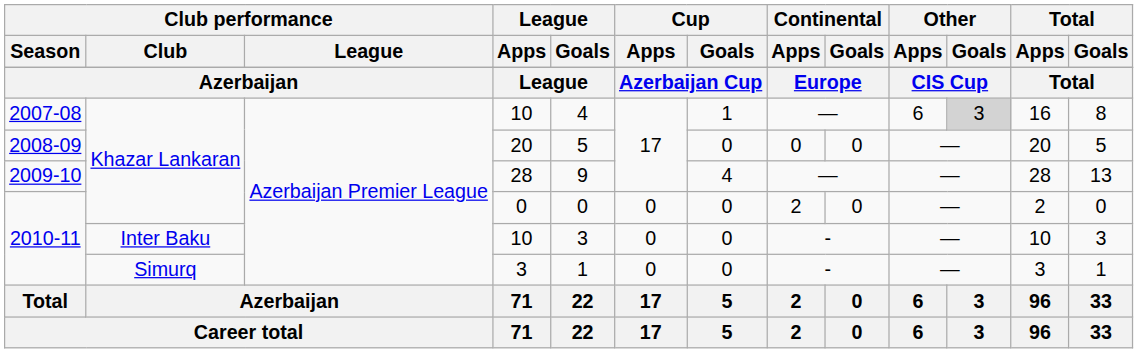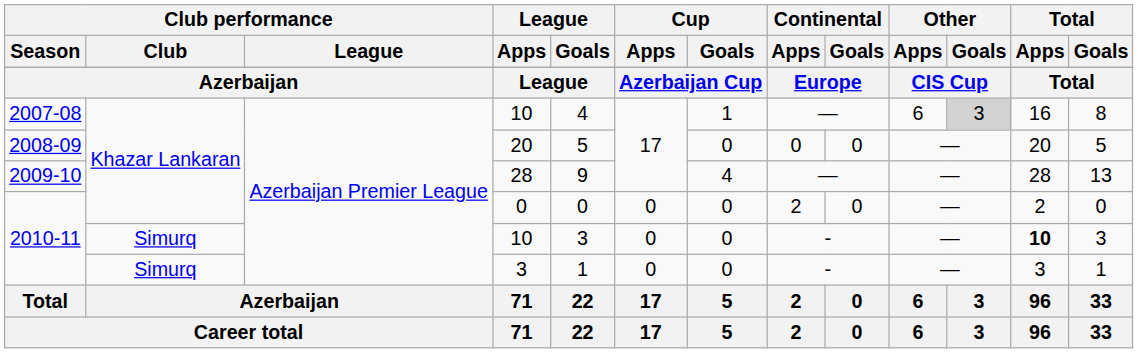(165, 238) Inter Baku -> (165, 238) Simurq
(1040, 238) normal -> (1040, 238) bold
